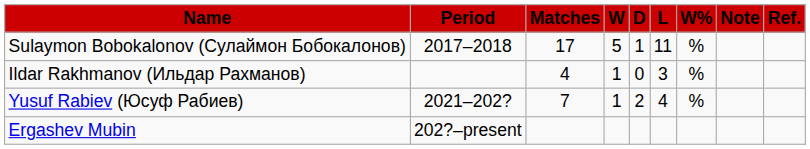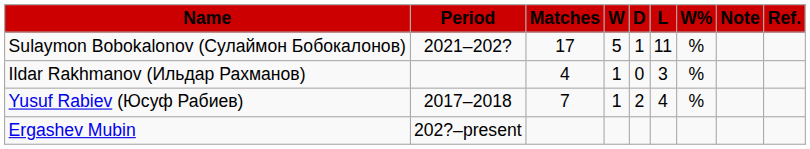(468, 46) 2017–2018 -> (468, 46) 2021–202?
(468, 102) 2021–202? -> (468, 102) 2017–2018
